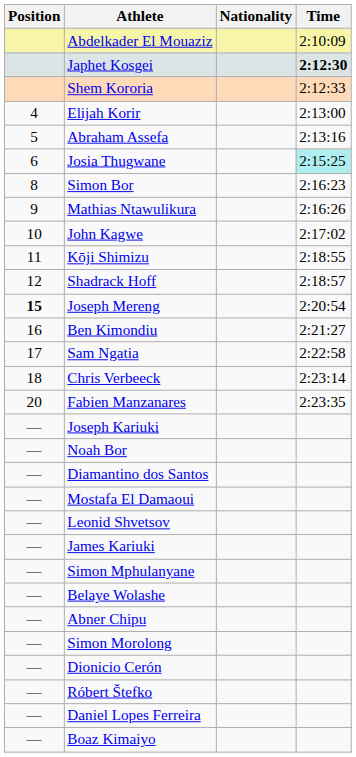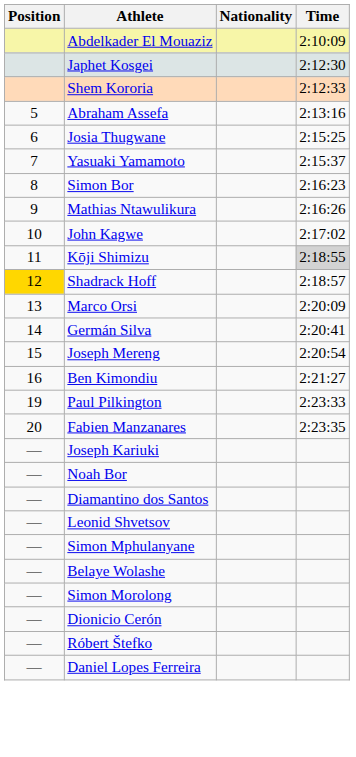(323, 64) bold -> (322, 64) normal
- row: (104, 112)
(322, 161) paleturquoise background -> (322, 137) no background
+ row: (126, 161)
(322, 257) no background -> (322, 257) lightgrey background
(34, 281) no background -> (34, 281) gold background
+ row: (102, 305)
+ row: (109, 329)
(34, 305) bold -> (34, 354) normal
- row: (103, 354)
- row: (114, 378)
+ row: (114, 402)
- row: (131, 498)
- row: (111, 546)
- row: (107, 619)
- row: (111, 739)
